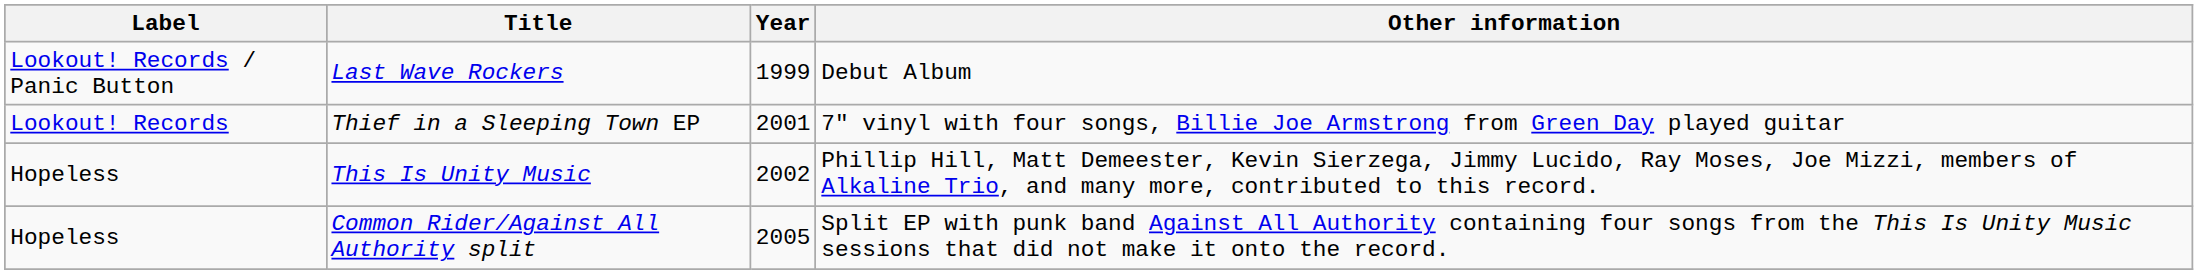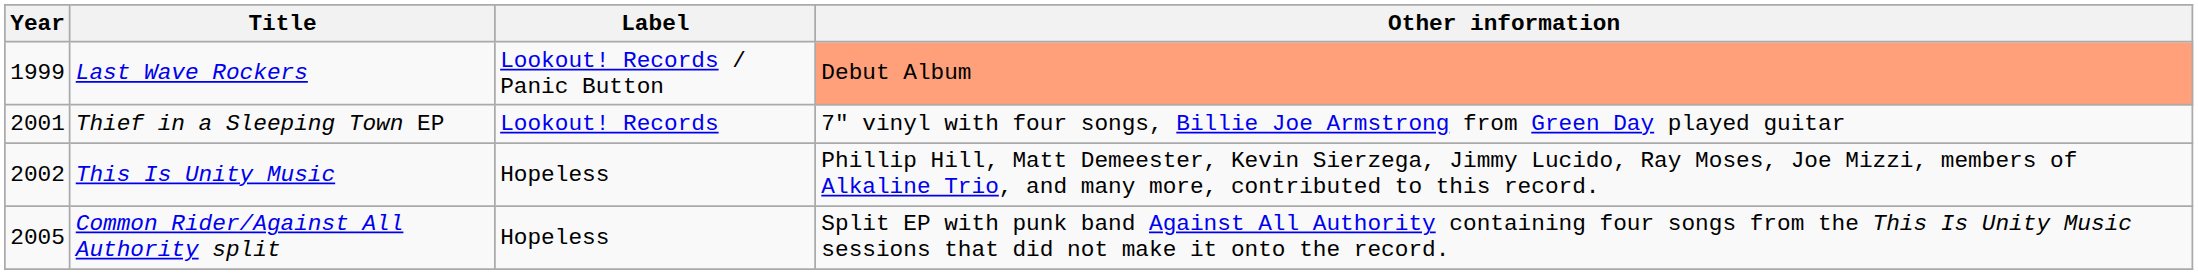columns swapped: (783, 23) <-> (165, 23)
(896, 74) no background -> (896, 74) lightsalmon background
